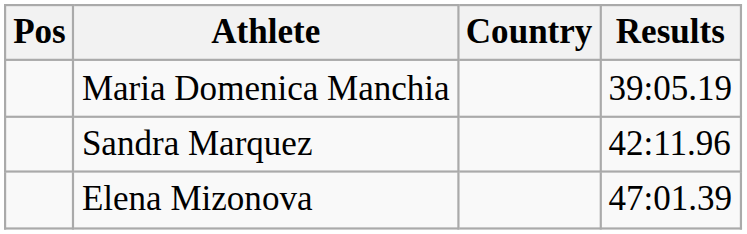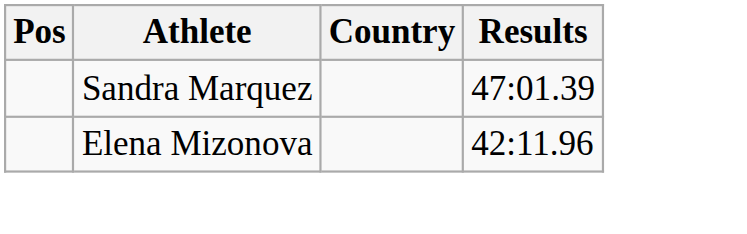- row: (266, 87)
(670, 143) 42:11.96 -> (533, 87) 47:01.39
(670, 198) 47:01.39 -> (532, 143) 42:11.96
